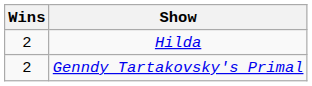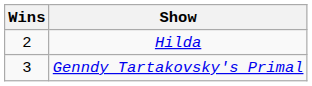(27, 68) 2 -> (27, 68) 3
